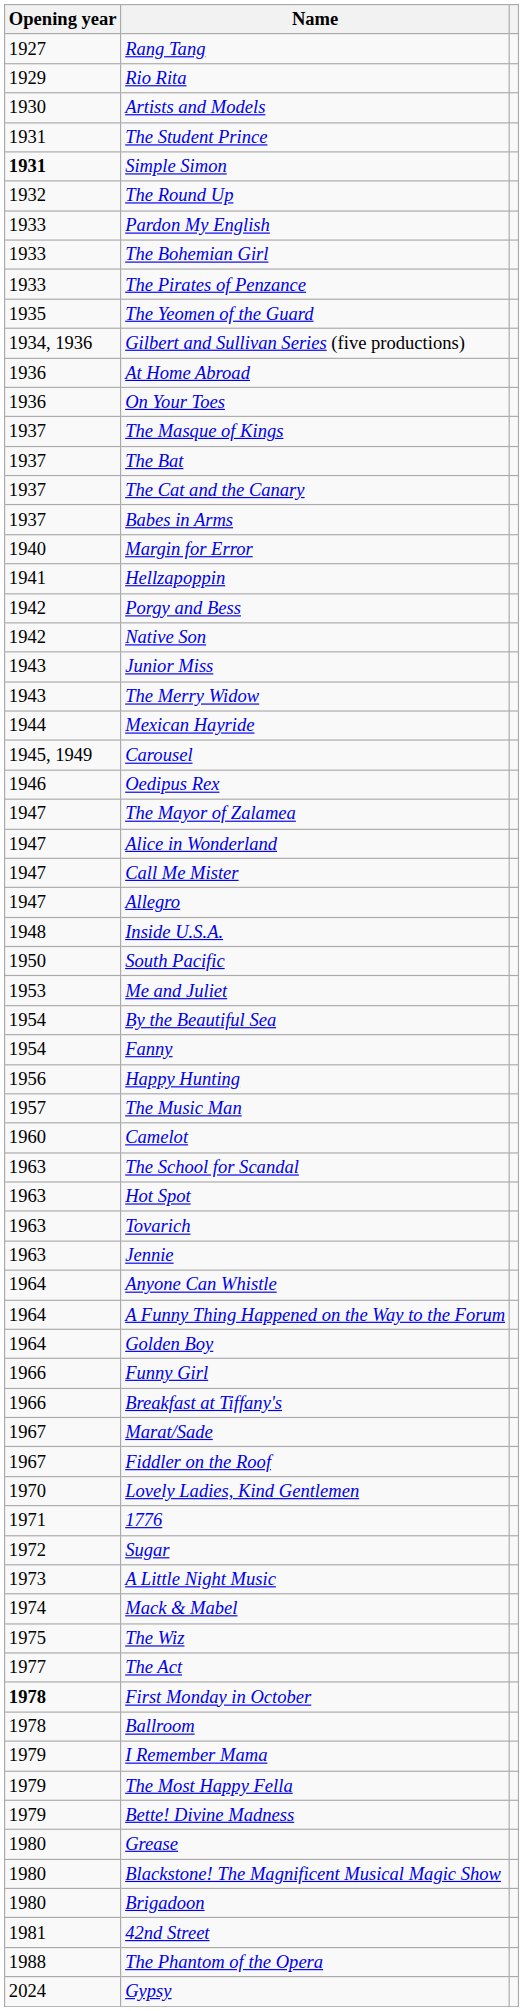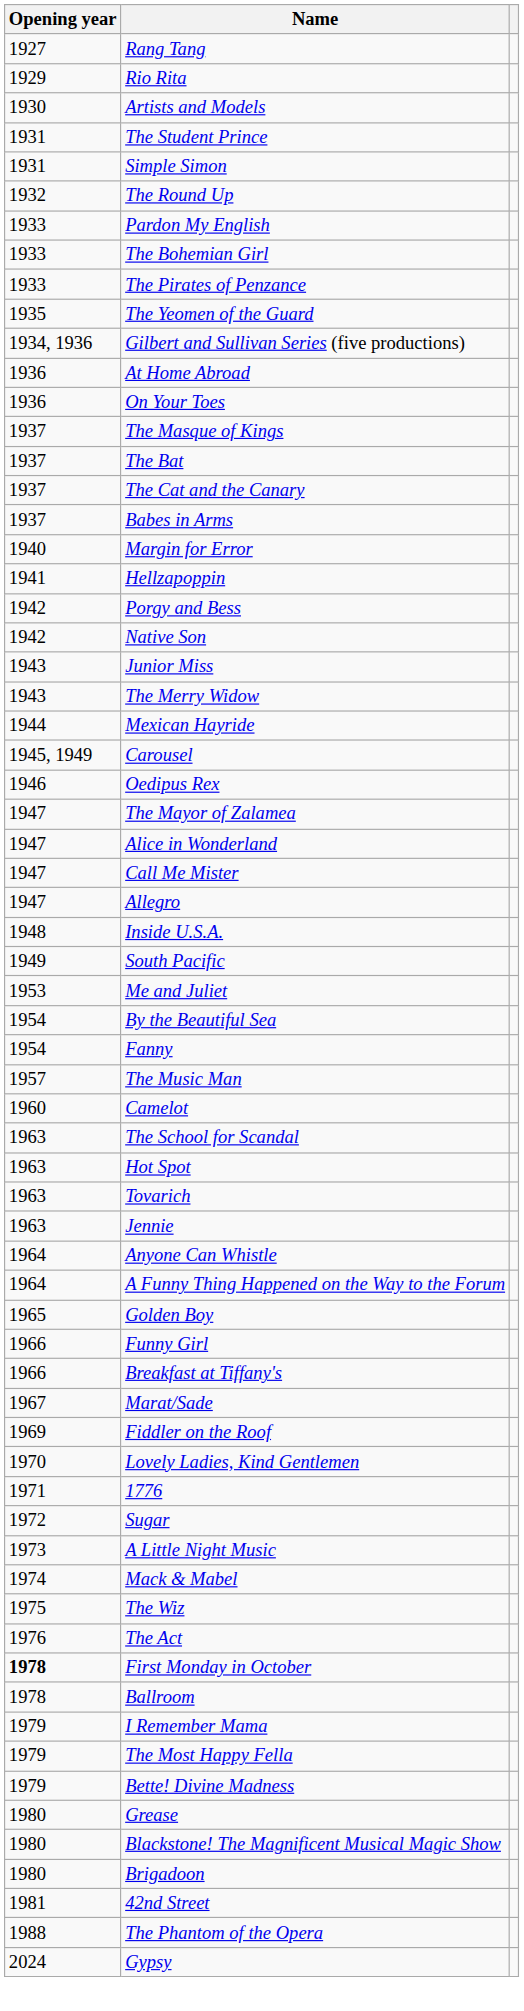(27, 166) bold -> (27, 166) normal
(27, 961) 1950 -> (27, 961) 1949
- row: (183, 1078)
(27, 1343) 1964 -> (27, 1314) 1965
(27, 1461) 1967 -> (27, 1432) 1969
(27, 1667) 1977 -> (27, 1638) 1976
